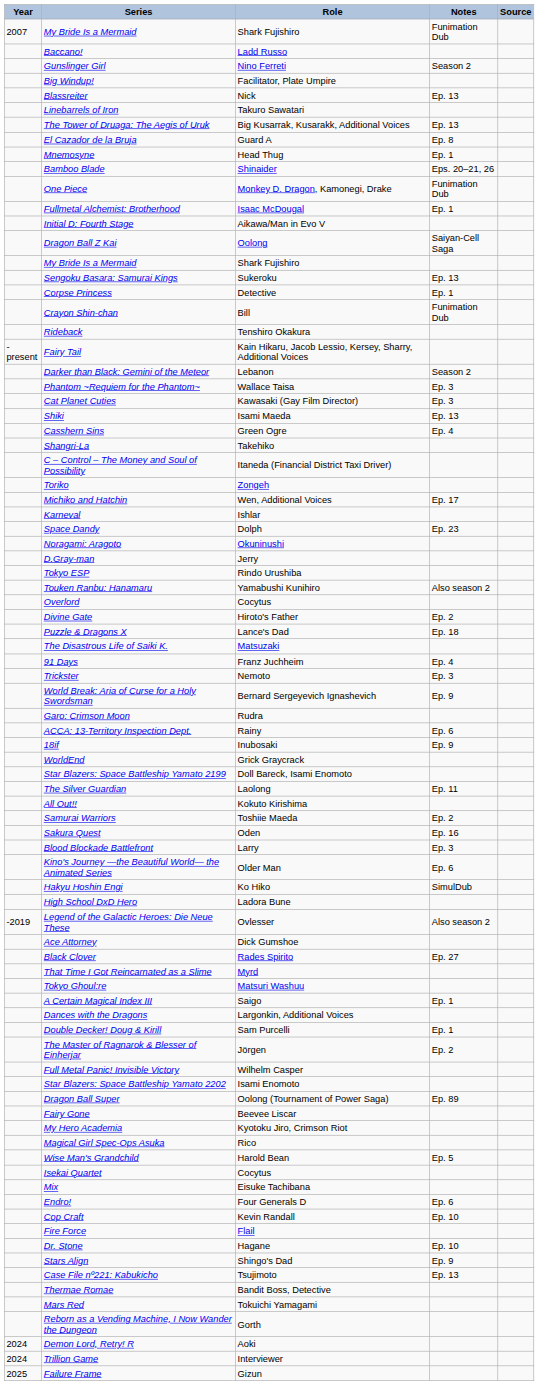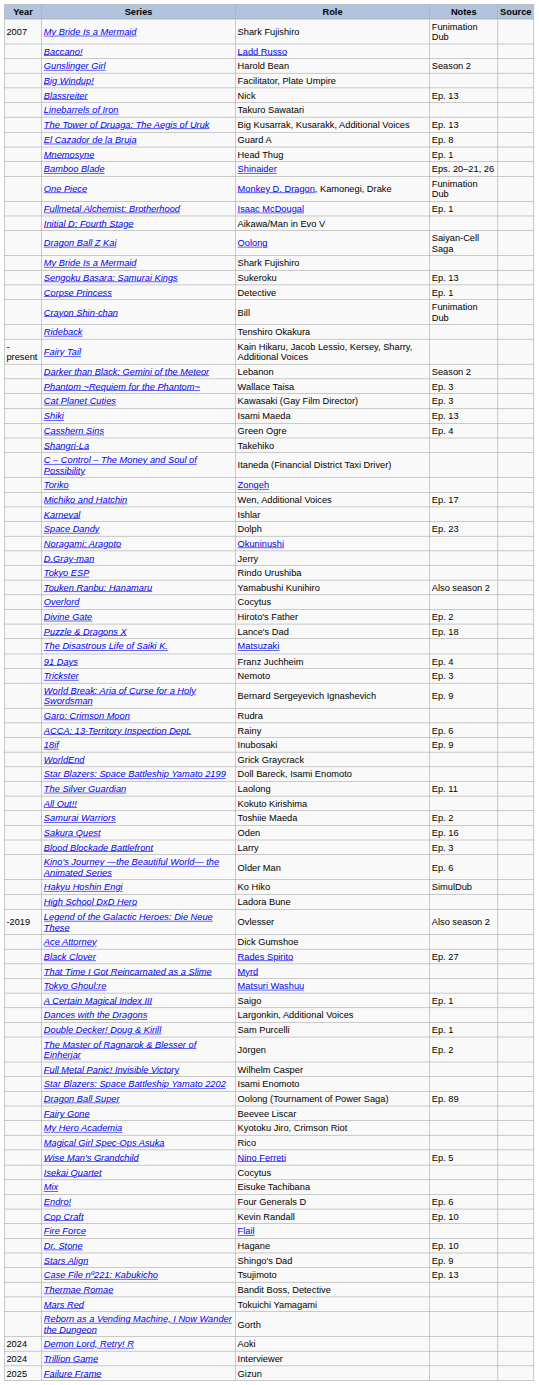(262, 66) Nino Ferreti -> (263, 66) Harold Bean
(263, 1158) Harold Bean -> (262, 1158) Nino Ferreti
